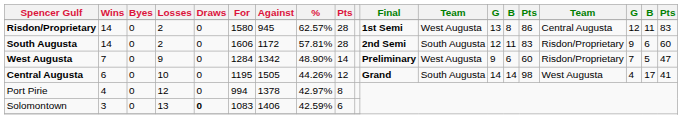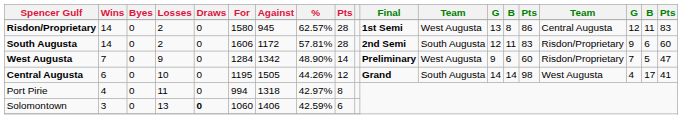(163, 90) 12 -> (163, 90) 11
(269, 90) 1378 -> (269, 90) 1318
(242, 106) 1083 -> (242, 106) 1060
